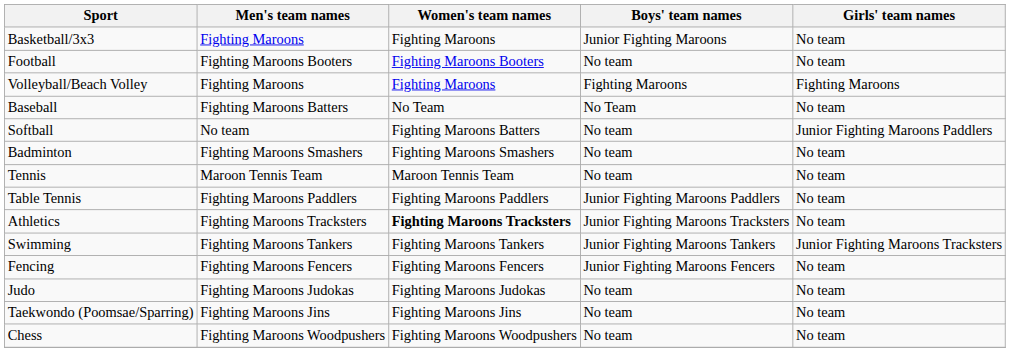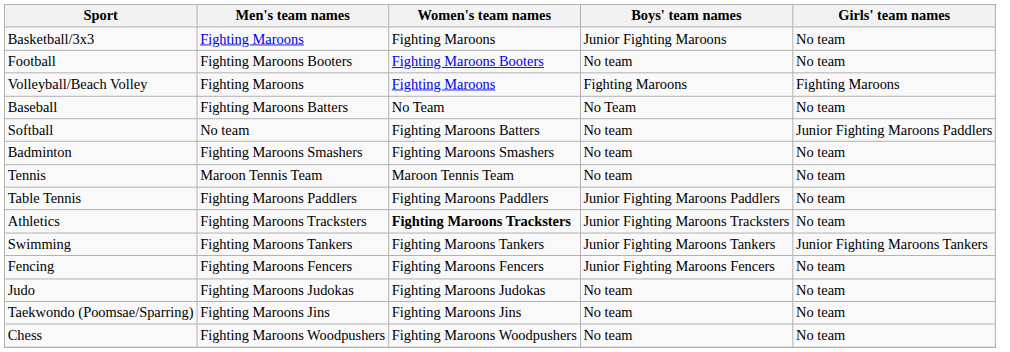(899, 244) Junior Fighting Maroons Tracksters -> (892, 244) Junior Fighting Maroons Tankers
